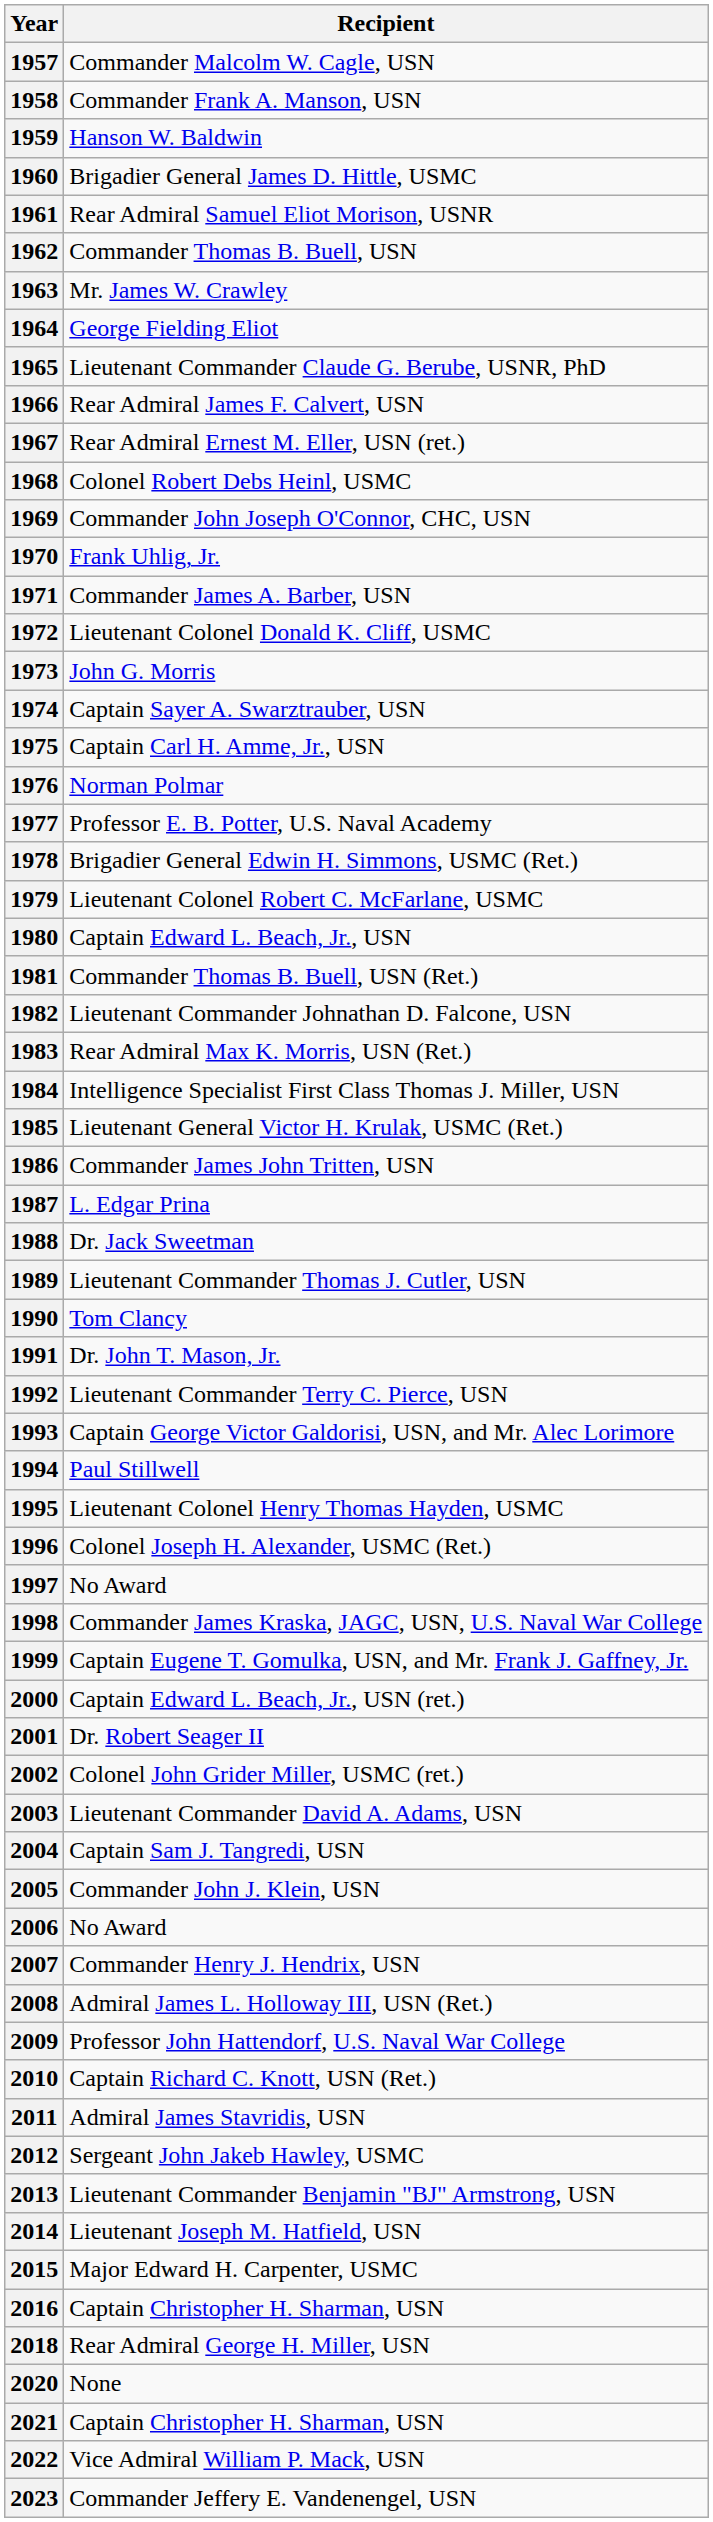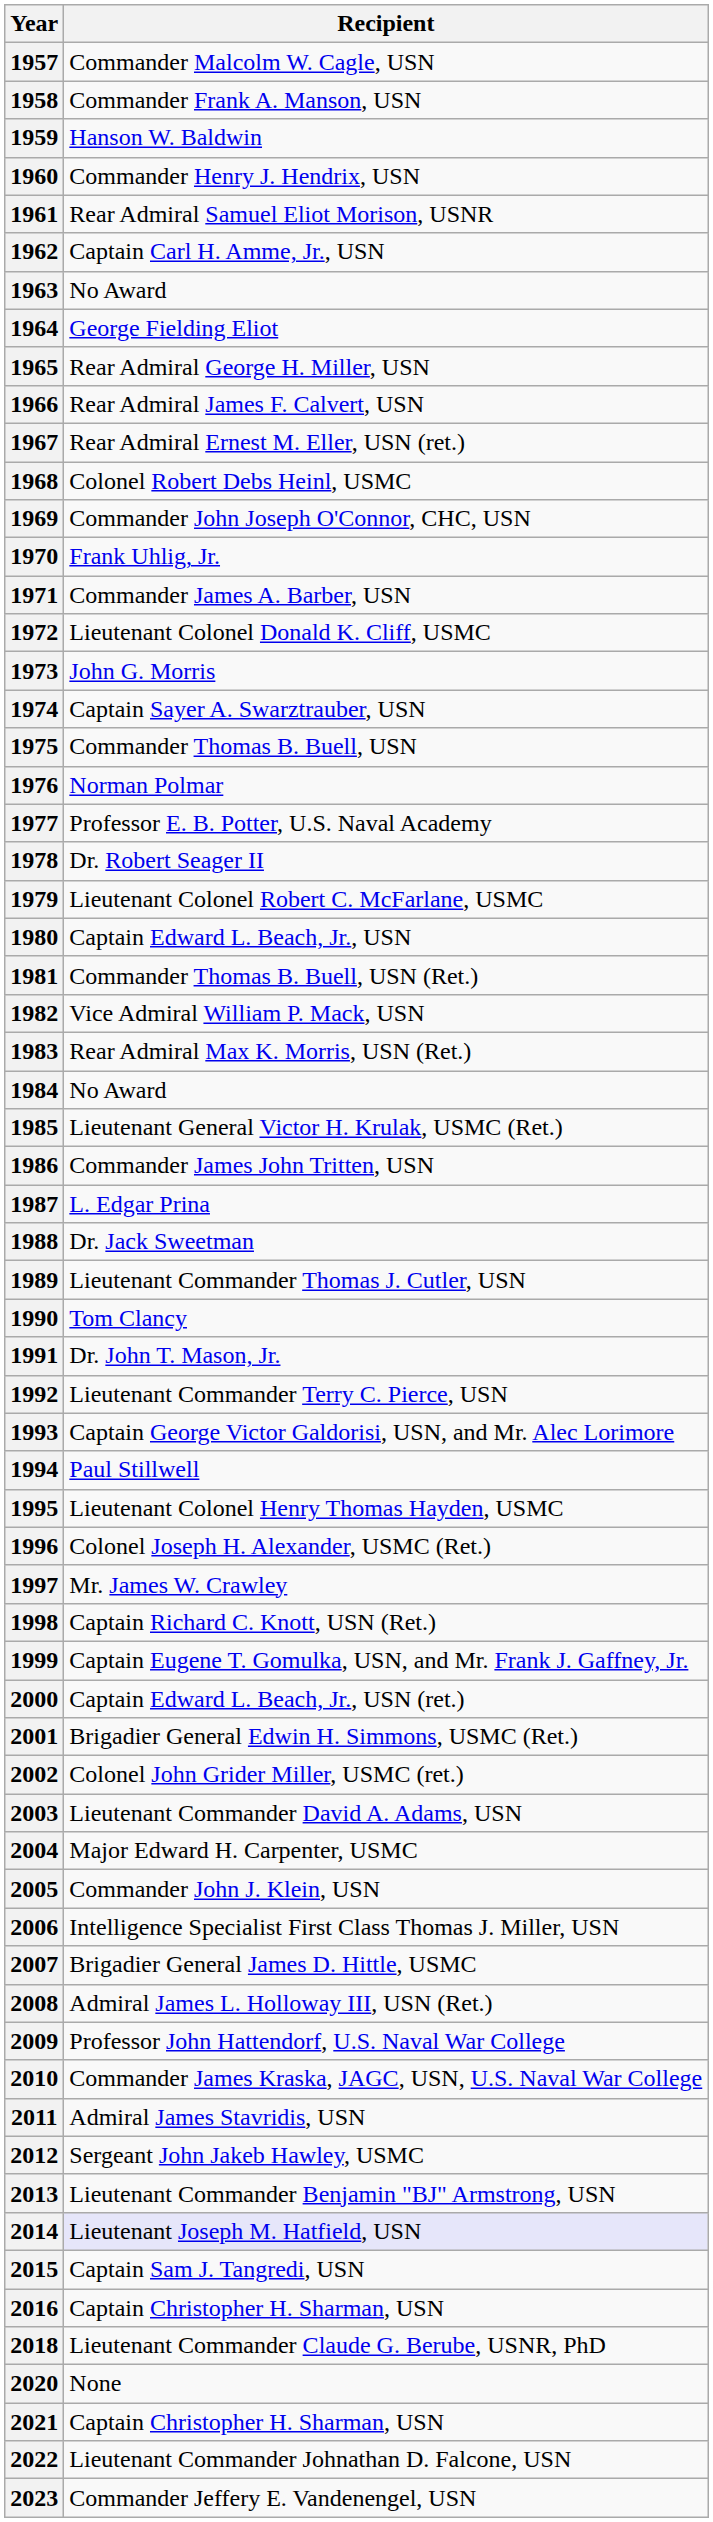(273, 175) Brigadier General James D. Hittle, USMC -> (245, 175) Commander Henry J. Hendrix, USN
(243, 251) Commander Thomas B. Buell, USN -> (227, 251) Captain Carl H. Amme, Jr., USN
(178, 289) Mr. James W. Crawley -> (118, 289) No Award
(338, 366) Lieutenant Commander Claude G. Berube, USNR, PhD -> (250, 366) Rear Admiral George H. Miller, USN
(227, 746) Captain Carl H. Amme, Jr., USN -> (243, 746) Commander Thomas B. Buell, USN
(324, 860) Brigadier General Edwin H. Simmons, USMC (Ret.) -> (167, 860) Dr. Robert Seager II
(320, 1013) Lieutenant Commander Johnathan D. Falcone, USN -> (247, 1013) Vice Admiral William P. Mack, USN
(344, 1089) Intelligence Specialist First Class Thomas J. Miller, USN -> (118, 1089) No Award
(118, 1584) No Award -> (178, 1584) Mr. James W. Crawley
(386, 1622) Commander James Kraska, JAGC, USN, U.S. Naval War College -> (253, 1622) Captain Richard C. Knott, USN (Ret.)
(167, 1736) Dr. Robert Seager II -> (324, 1736) Brigadier General Edwin H. Simmons, USMC (Ret.)
(217, 1850) Captain Sam J. Tangredi, USN -> (243, 1850) Major Edward H. Carpenter, USMC
(118, 1926) No Award -> (344, 1926) Intelligence Specialist First Class Thomas J. Miller, USN
(245, 1964) Commander Henry J. Hendrix, USN -> (273, 1964) Brigadier General James D. Hittle, USMC
(253, 2078) Captain Richard C. Knott, USN (Ret.) -> (386, 2078) Commander James Kraska, JAGC, USN, U.S. Naval War College
(245, 2231) no background -> (245, 2231) lavender background
(243, 2269) Major Edward H. Carpenter, USMC -> (217, 2269) Captain Sam J. Tangredi, USN
(250, 2345) Rear Admiral George H. Miller, USN -> (338, 2345) Lieutenant Commander Claude G. Berube, USNR, PhD
(247, 2459) Vice Admiral William P. Mack, USN -> (320, 2459) Lieutenant Commander Johnathan D. Falcone, USN
